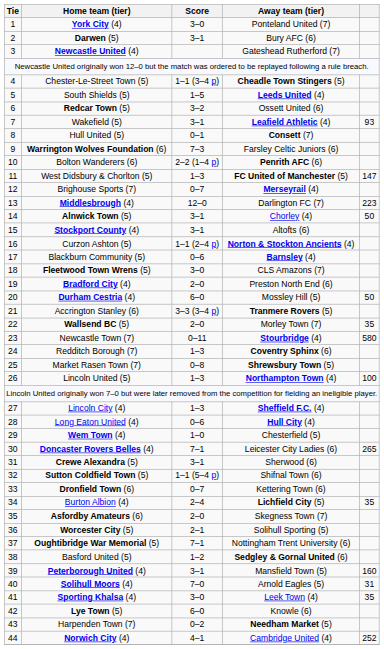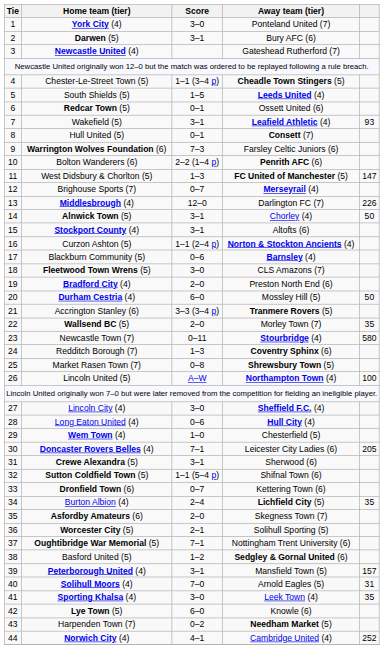(197, 108) 3–2 -> (197, 108) 0–1
(369, 203) 223 -> (369, 203) 226
(197, 378) 1–3 -> (197, 378) A–W
(197, 408) 1–3 -> (197, 408) 3–0
(369, 448) 265 -> (369, 448) 205
(369, 570) 160 -> (369, 570) 157
